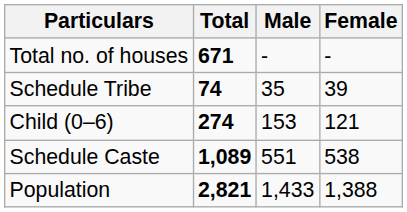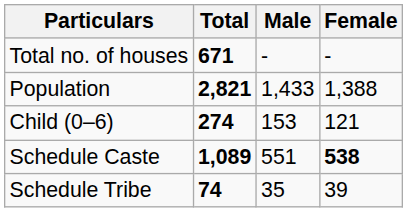rows swapped: (60, 190) <-> (81, 88)
(342, 156) normal -> (342, 156) bold
